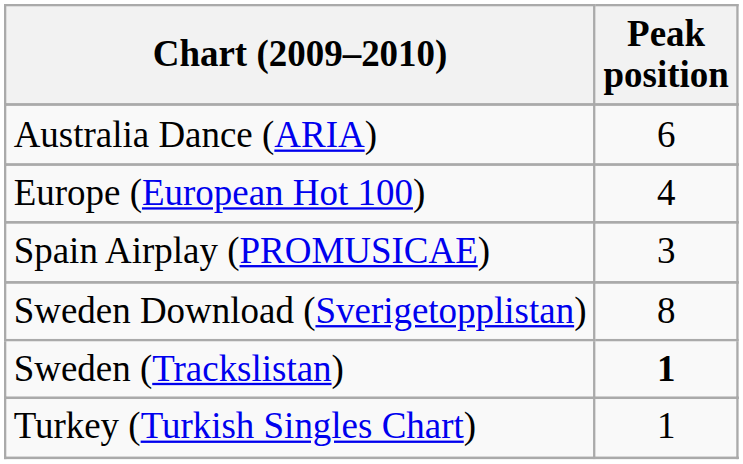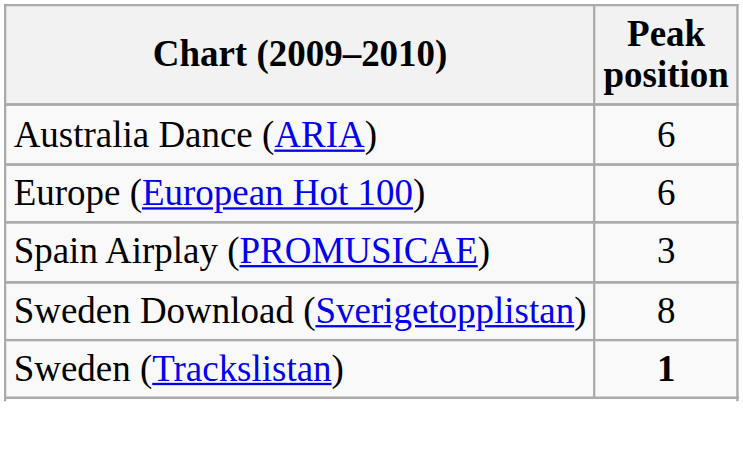(666, 192) 4 -> (666, 192) 6
- row: (245, 427)
